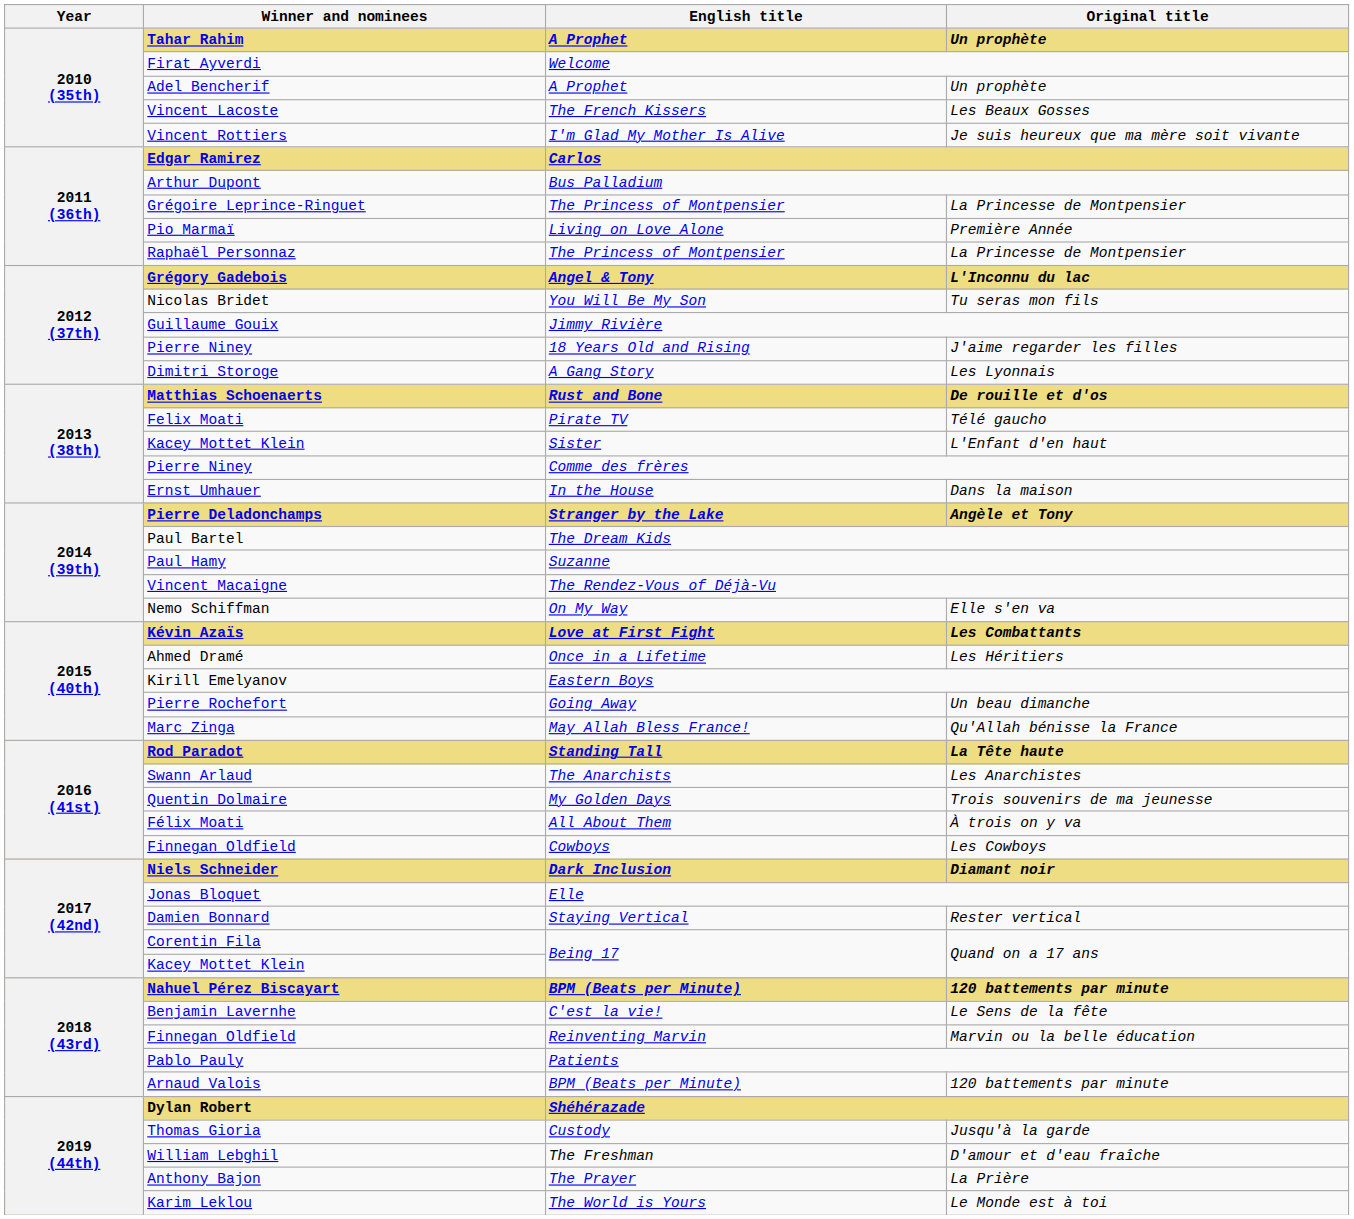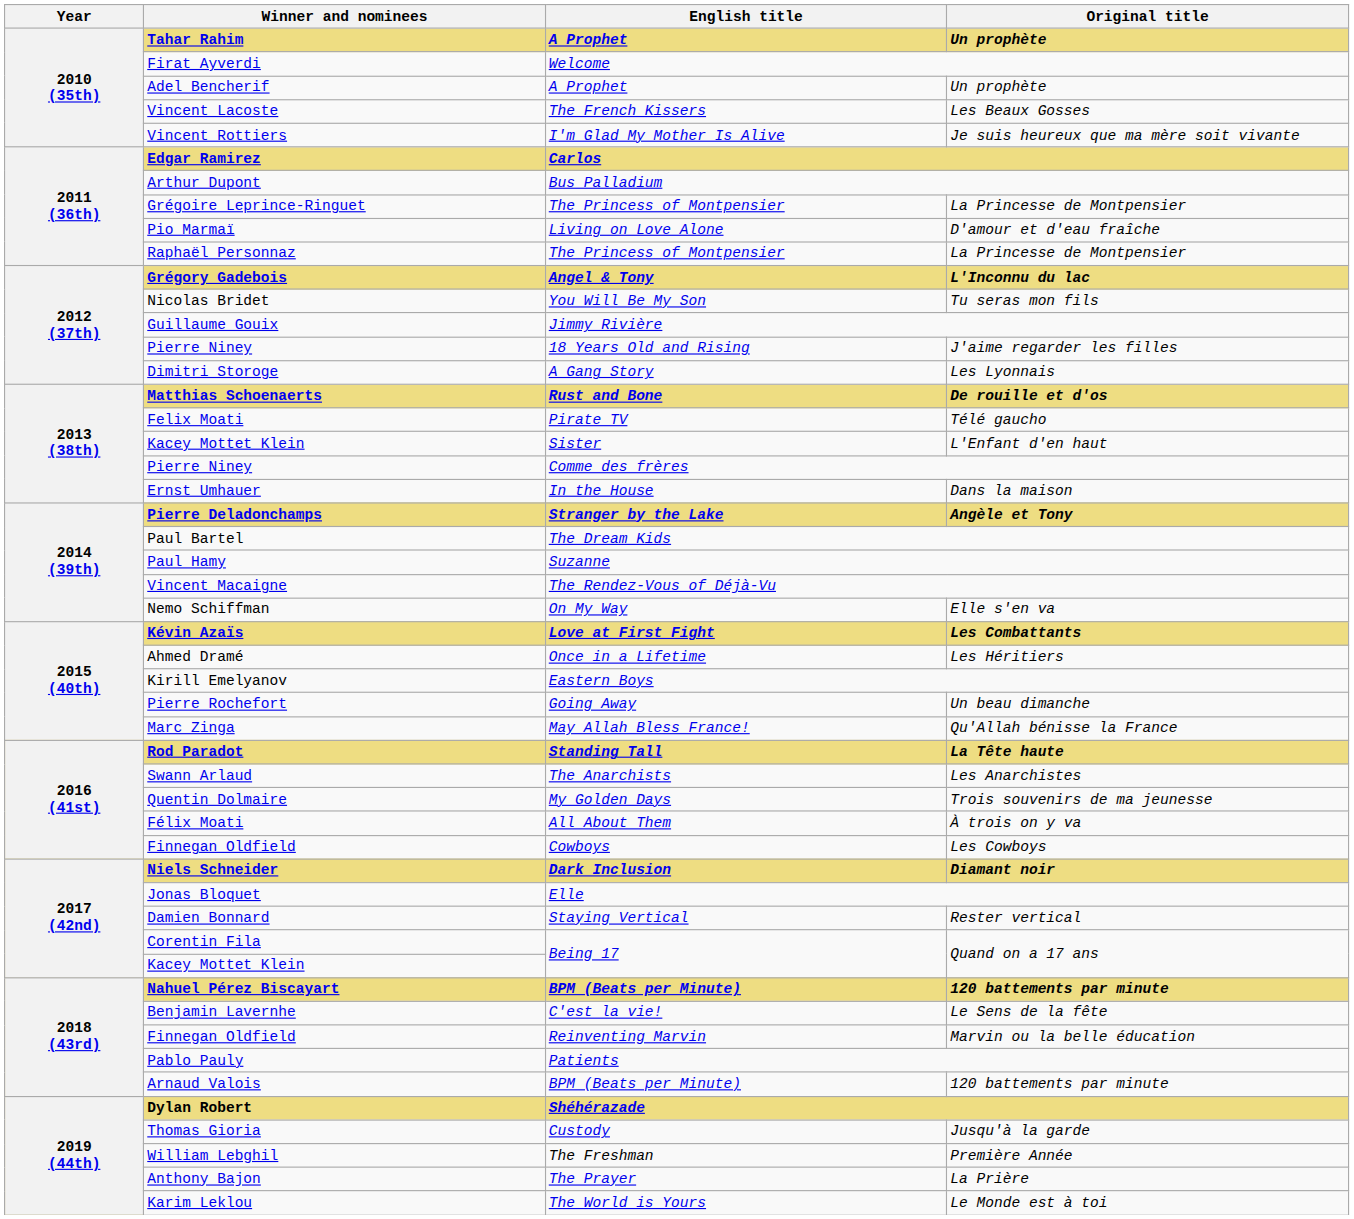(1011, 230) Première Année -> (1055, 230) D'amour et d'eau fraîche
(1055, 1155) D'amour et d'eau fraîche -> (1011, 1155) Première Année
